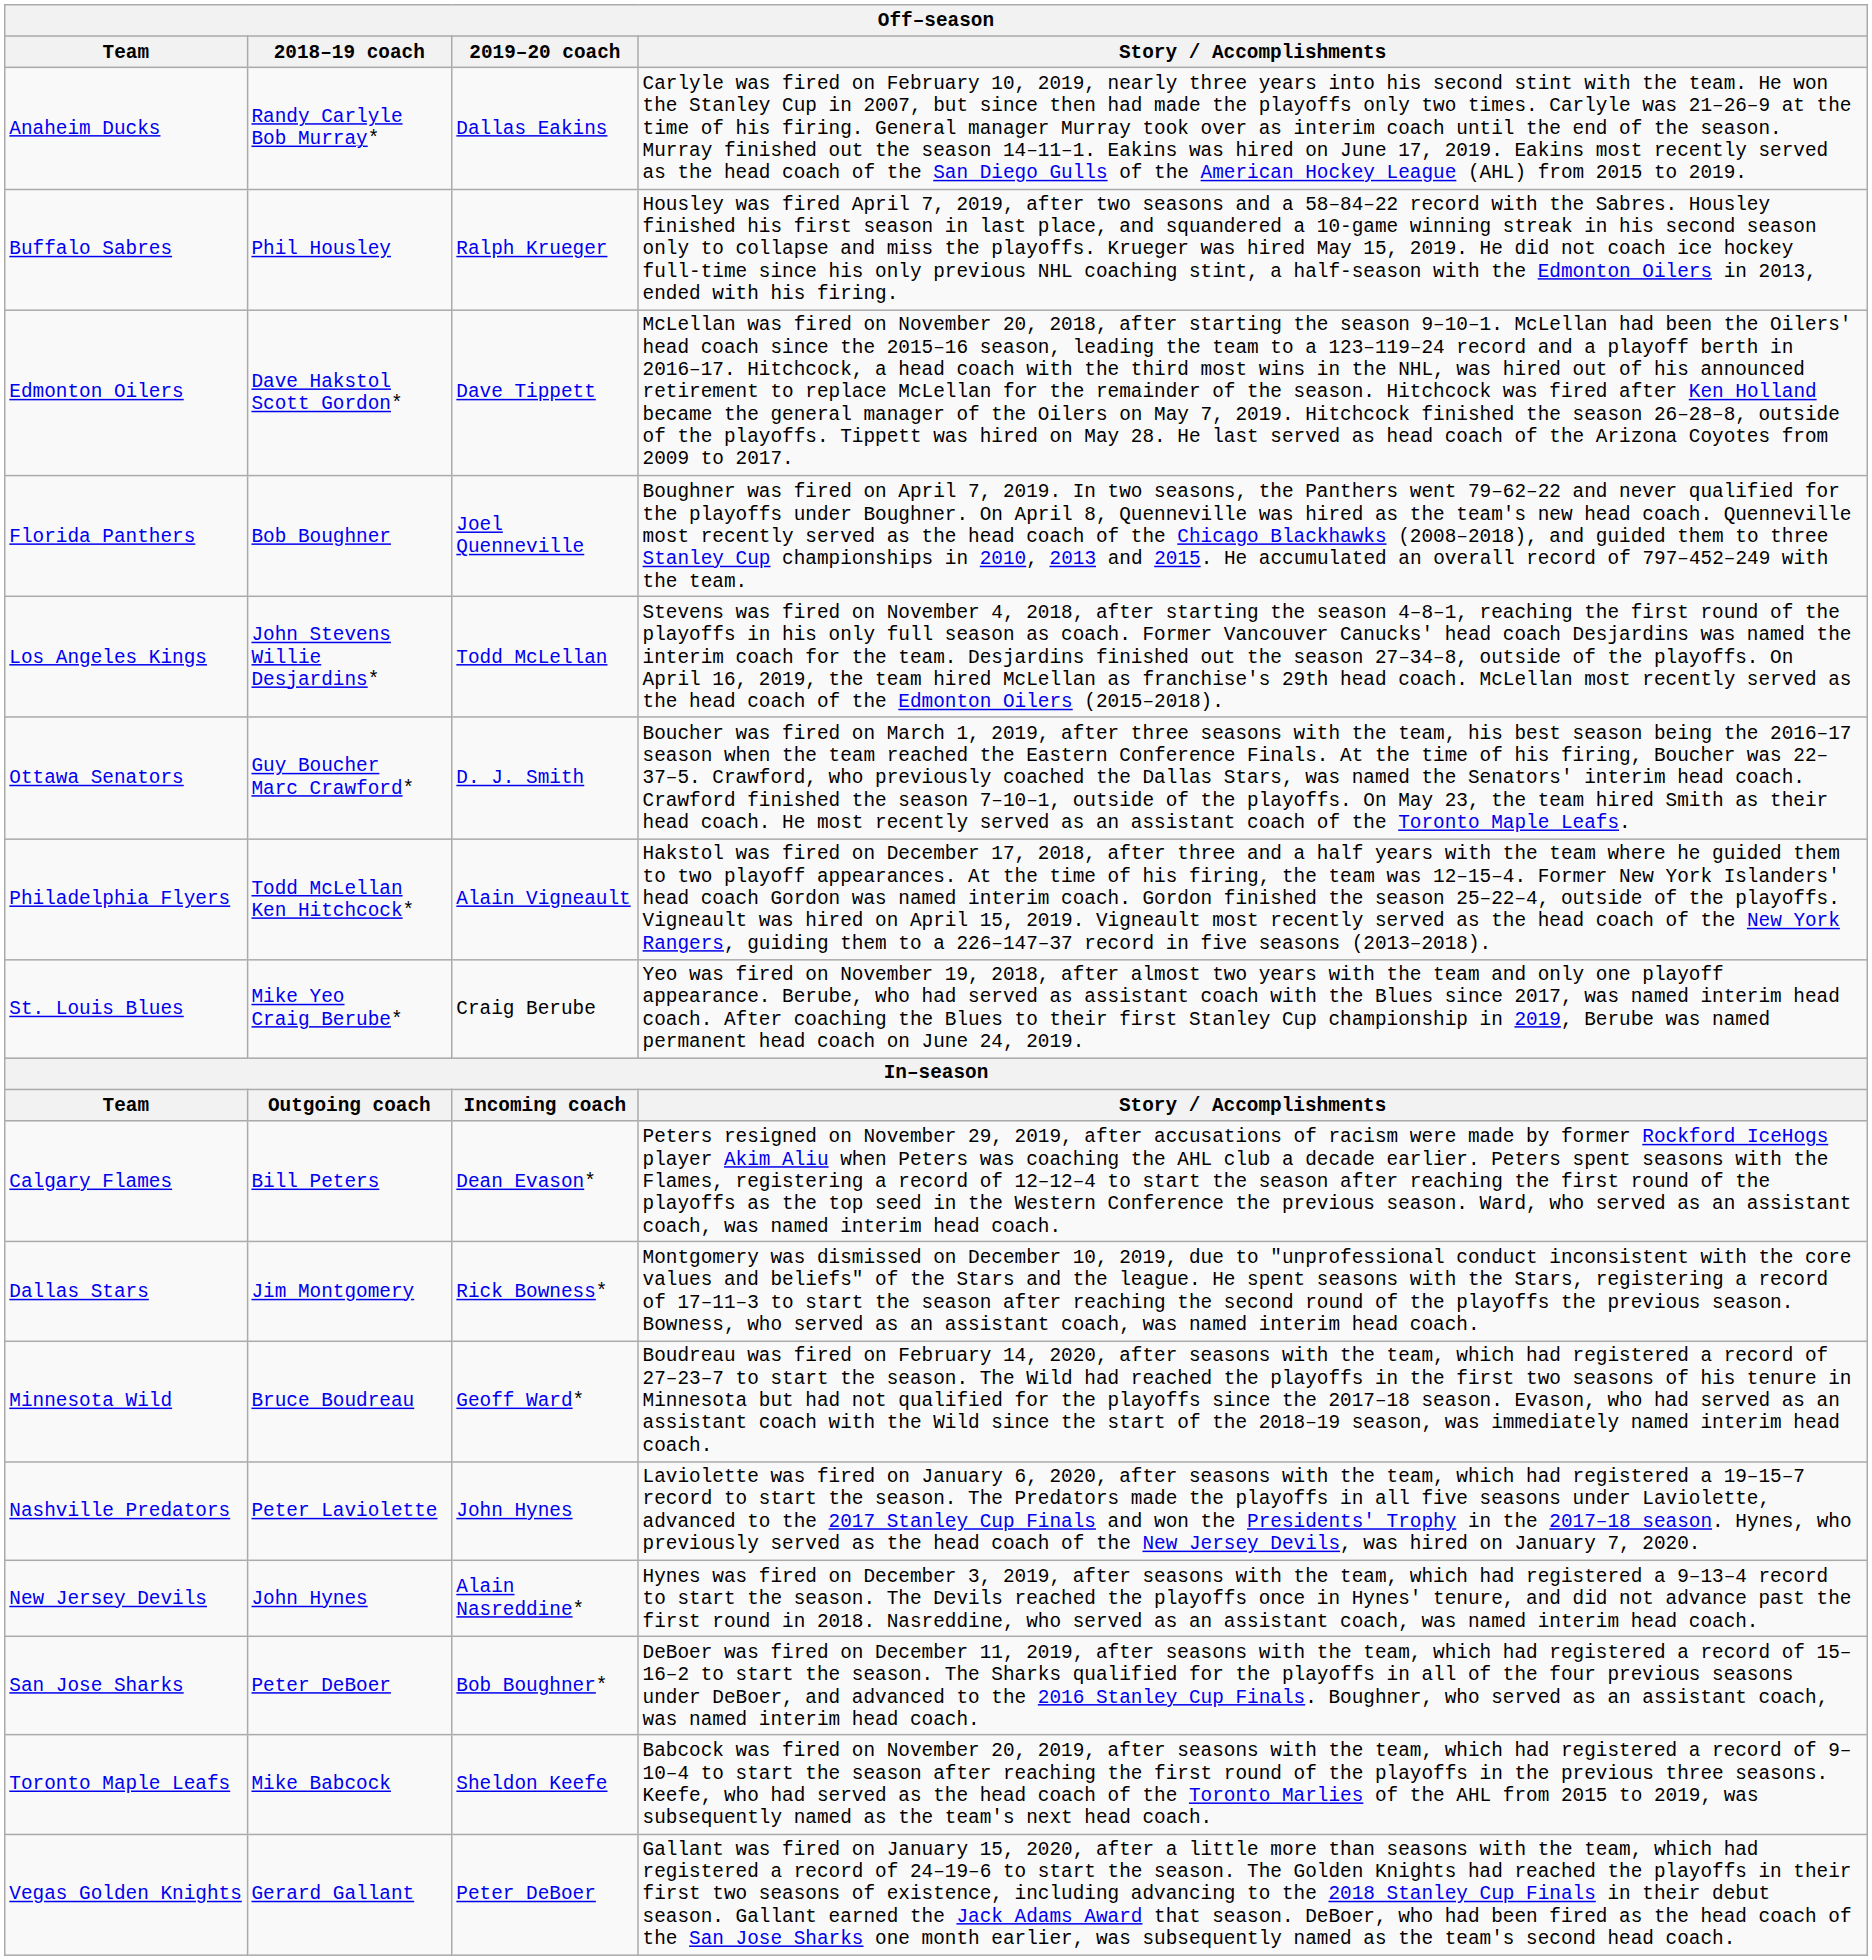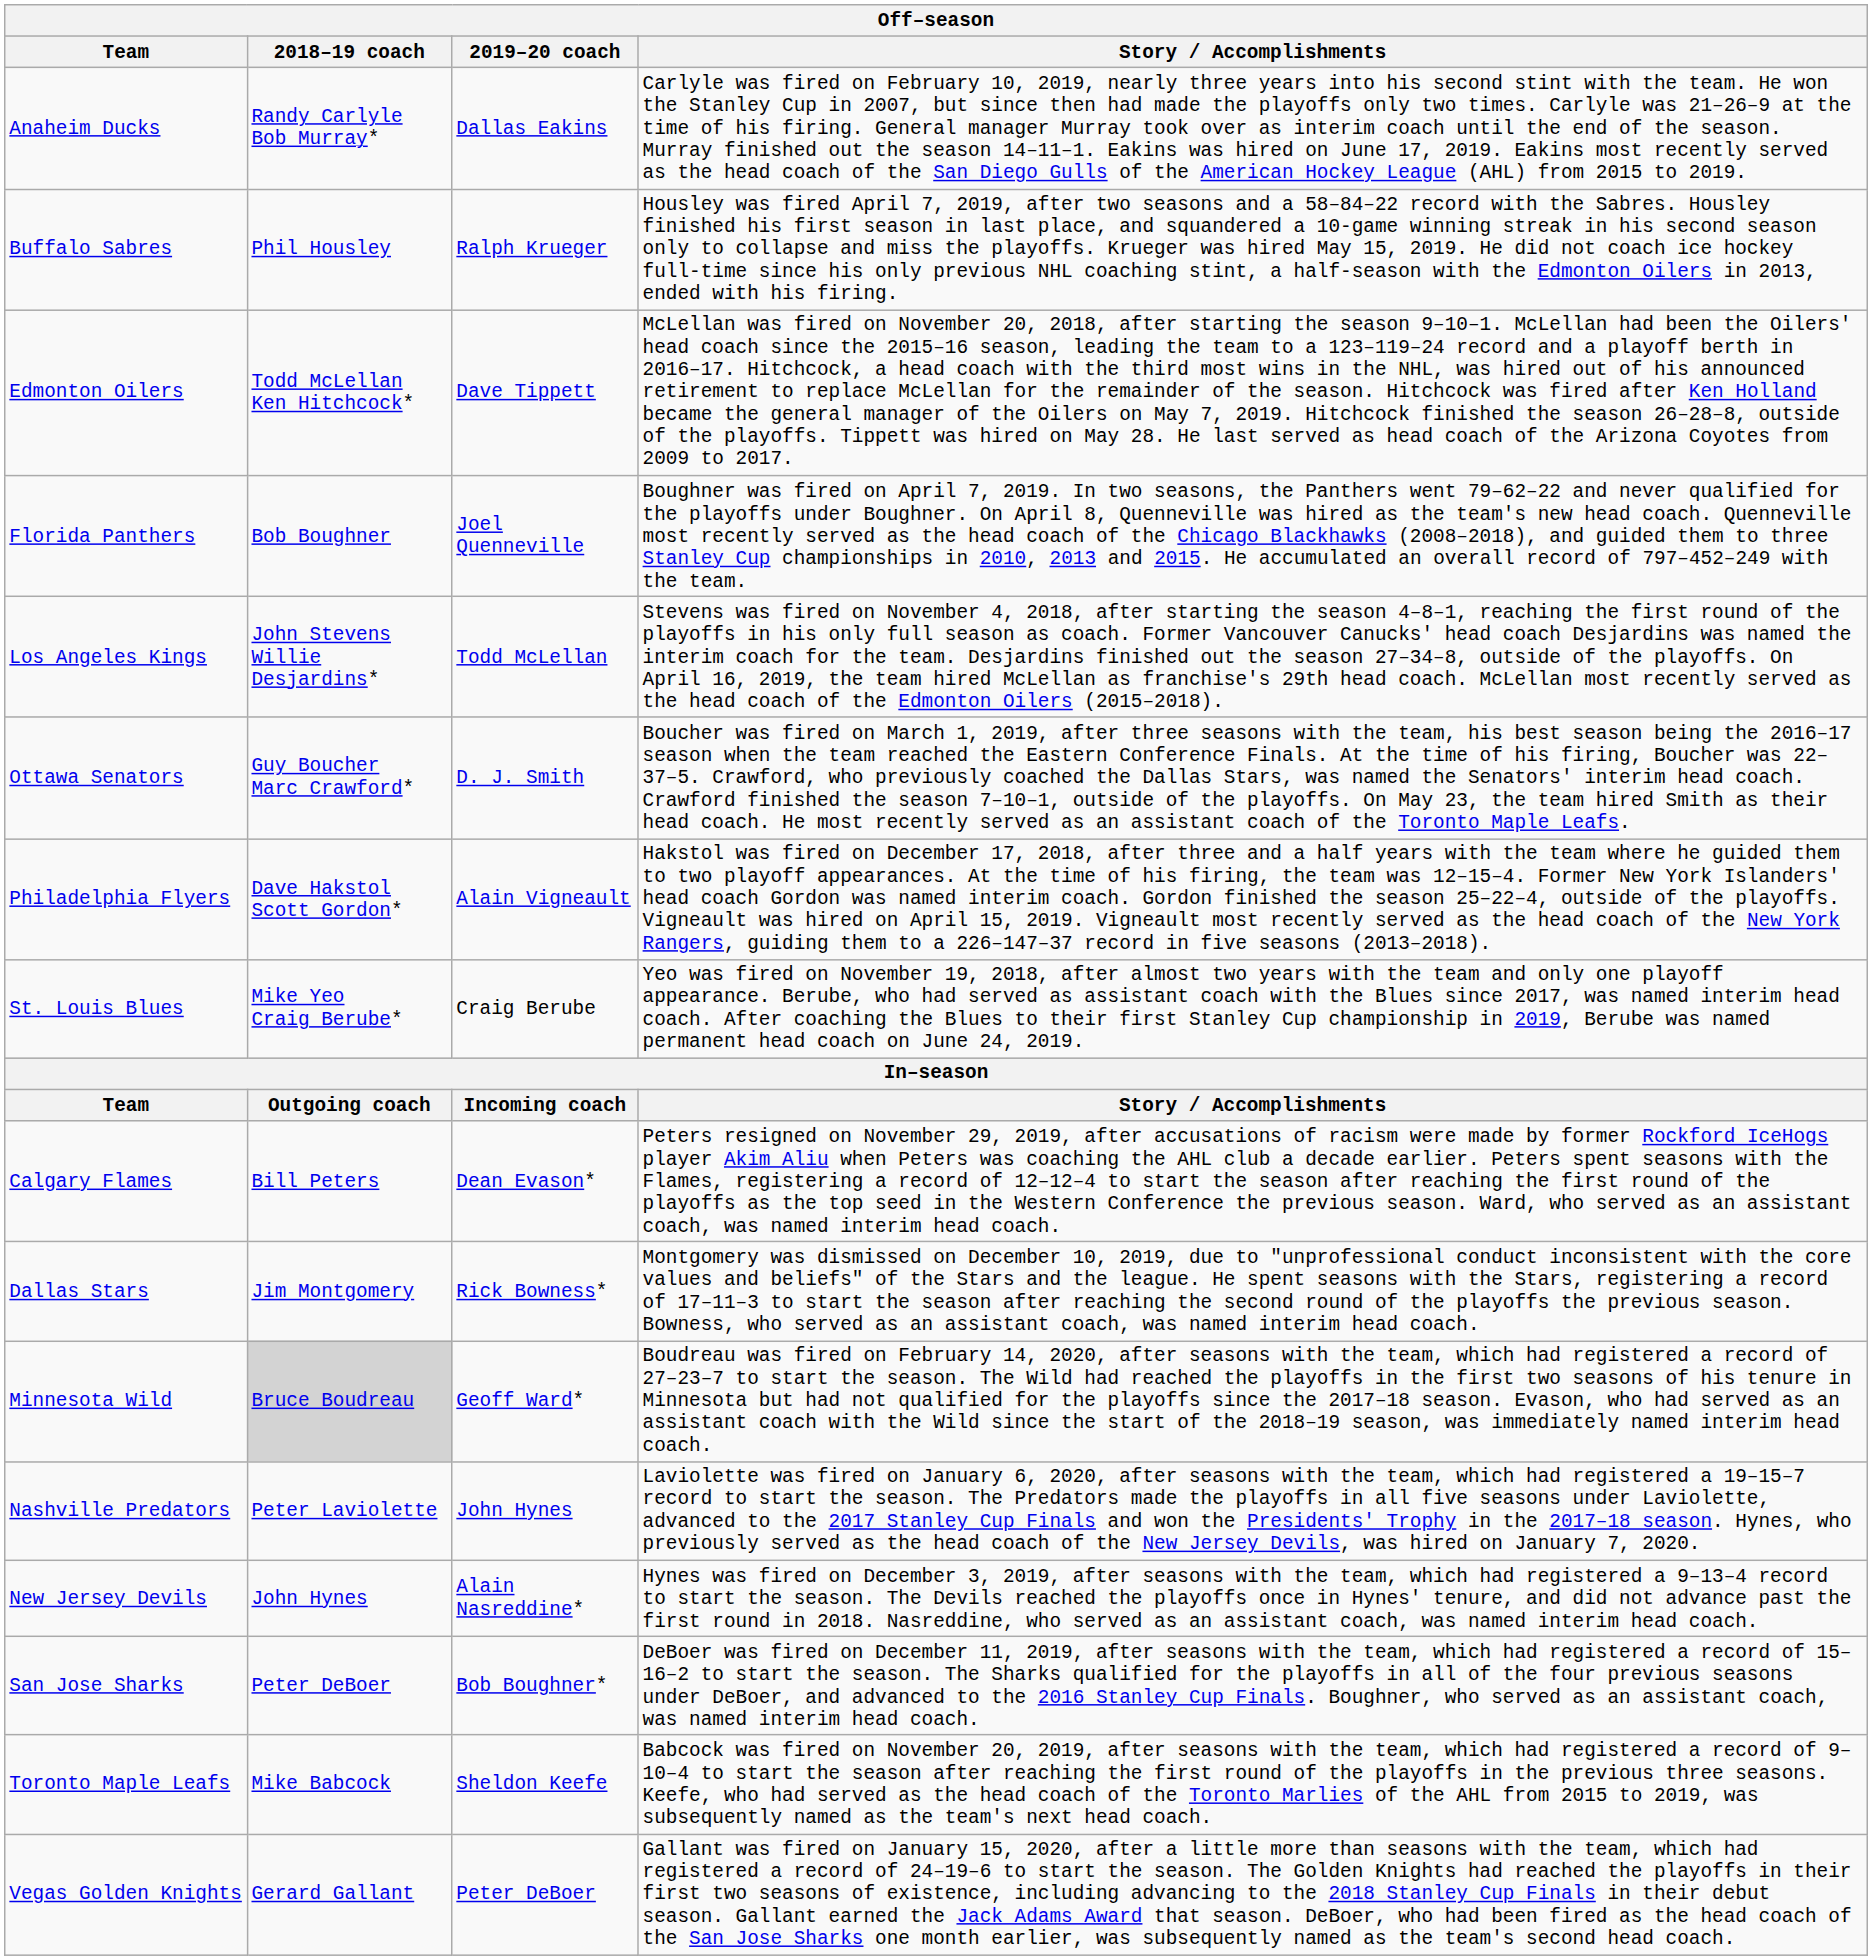(327, 393) Dave Hakstol Scott Gordon* -> (333, 393) Todd McLellan Ken Hitchcock*
(333, 899) Todd McLellan Ken Hitchcock* -> (327, 899) Dave Hakstol Scott Gordon*
(333, 1401) no background -> (333, 1401) lightgrey background
